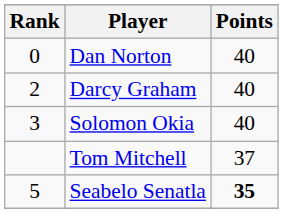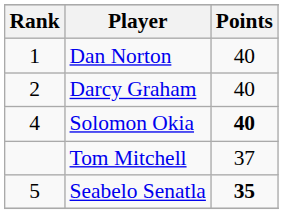(35, 55) 0 -> (35, 55) 1
(35, 123) 3 -> (35, 123) 4
(244, 123) normal -> (244, 123) bold
